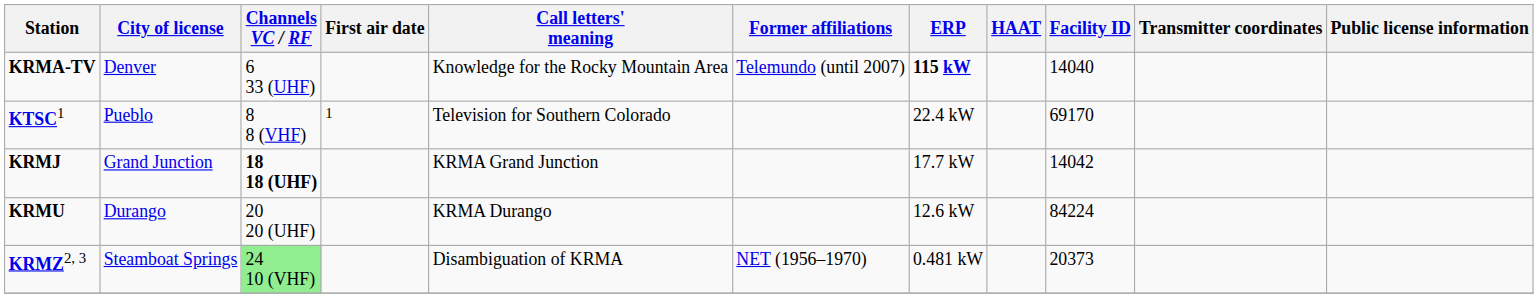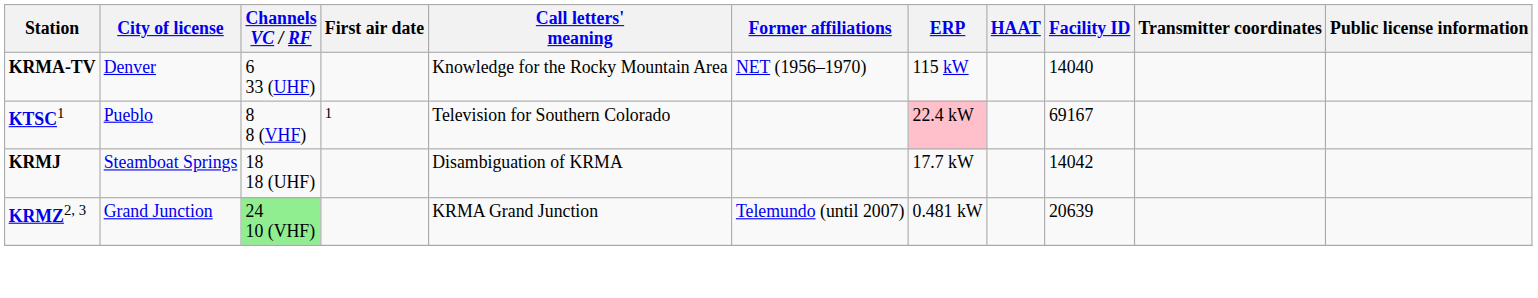(821, 66) Telemundo (until 2007) -> (801, 66) NET (1956–1970)
(942, 66) bold -> (941, 66) normal
(944, 114) no background -> (943, 114) pink background
(1072, 114) 69170 -> (1071, 114) 69167
(158, 163) Grand Junction -> (171, 163) Steamboat Springs
(281, 173) bold -> (280, 173) normal
(516, 163) KRMA Grand Junction -> (527, 163) Disambiguation of KRMA
- row: (37, 211)
(171, 259) Steamboat Springs -> (158, 211) Grand Junction
(528, 259) Disambiguation of KRMA -> (515, 211) KRMA Grand Junction
(802, 259) NET (1956–1970) -> (820, 211) Telemundo (until 2007)
(1072, 259) 20373 -> (1071, 211) 20639
